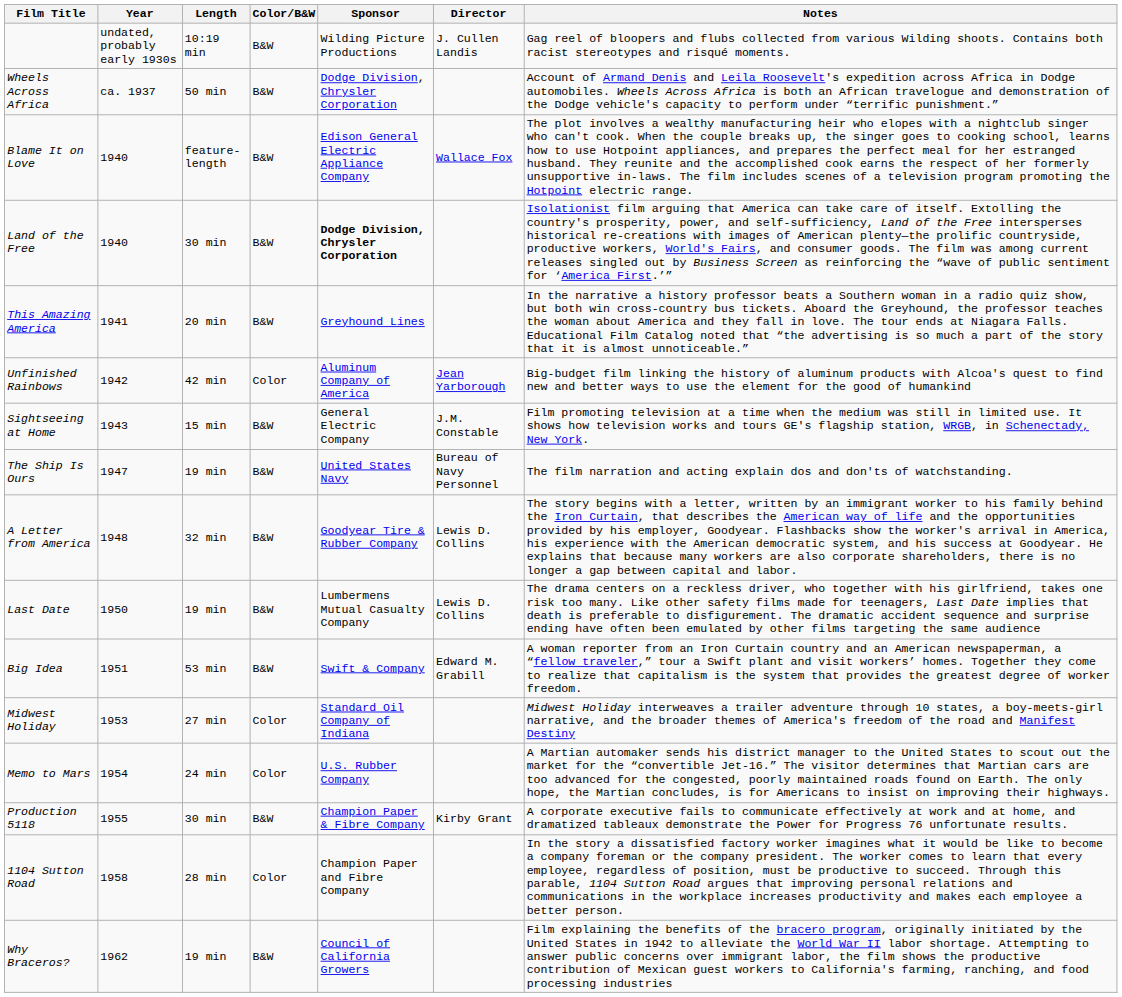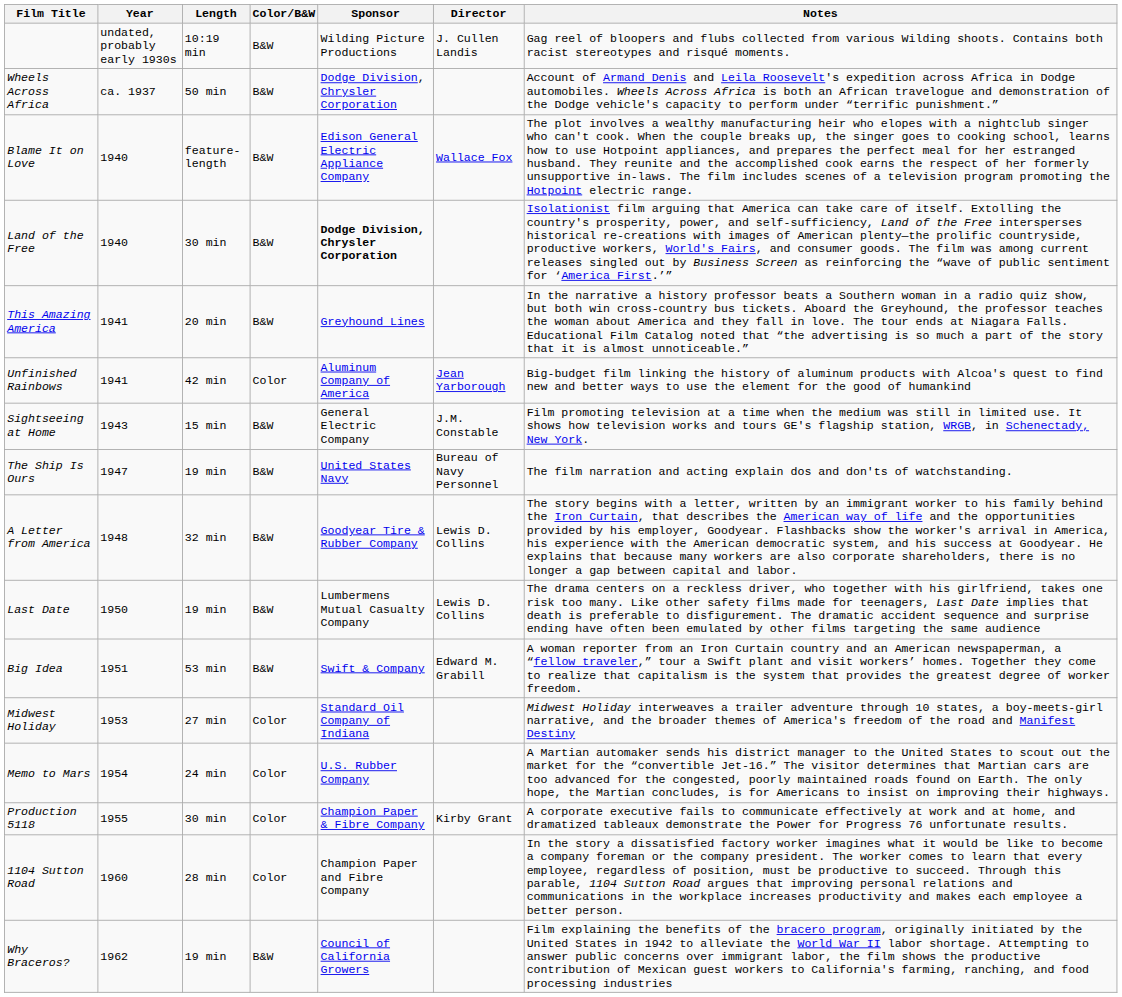(114, 381) 1942 -> (114, 381) 1941
(263, 819) B&W -> (270, 819) Color
(114, 877) 1958 -> (114, 877) 1960
